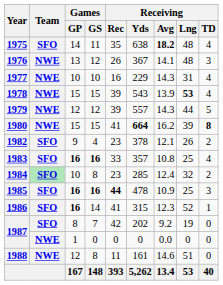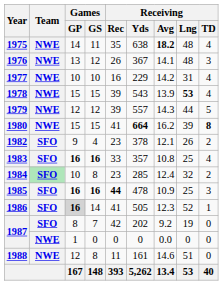(47, 45) SFO -> (47, 45) NWE
(165, 77) 14.3 -> (165, 77) 14.2
(75, 207) no background -> (75, 207) lightgrey background
(140, 207) 315 -> (140, 207) 505
